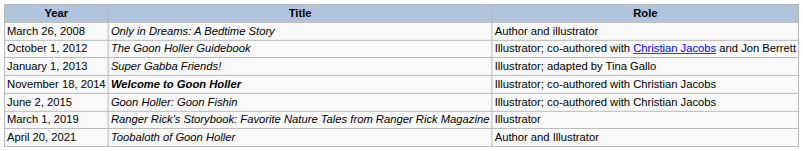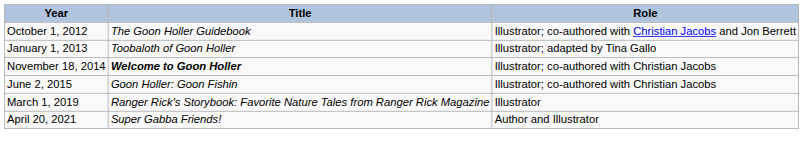- row: (46, 31)
(166, 67) Super Gabba Friends! -> (173, 49) Toobaloth of Goon Holler
(173, 138) Toobaloth of Goon Holler -> (166, 120) Super Gabba Friends!
